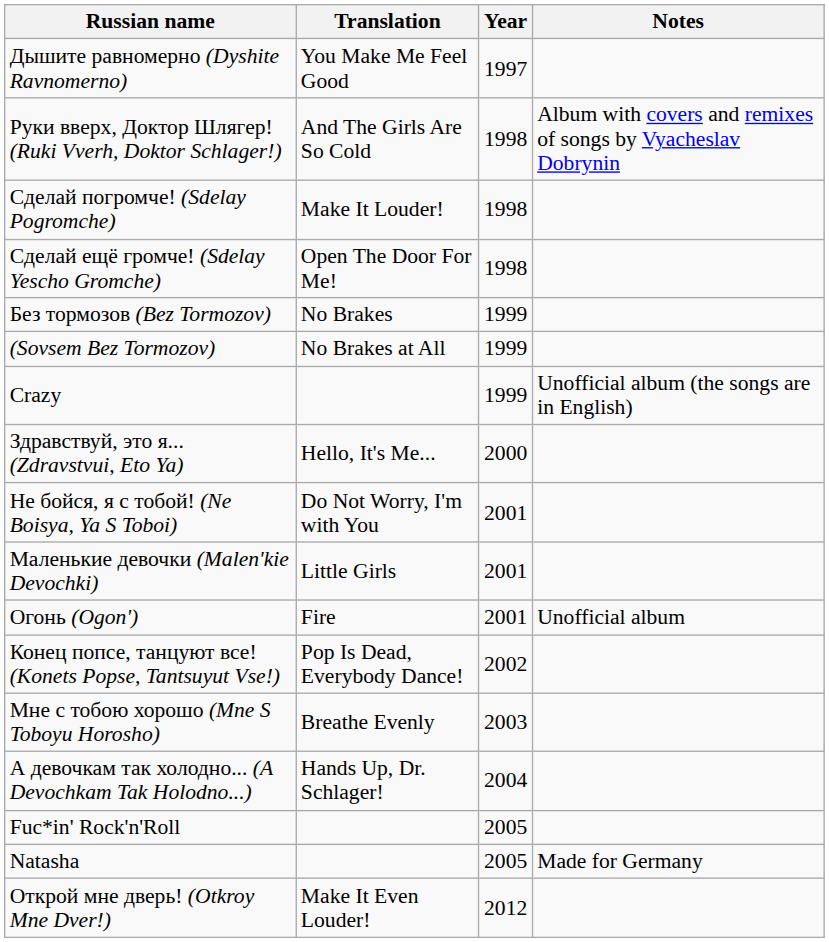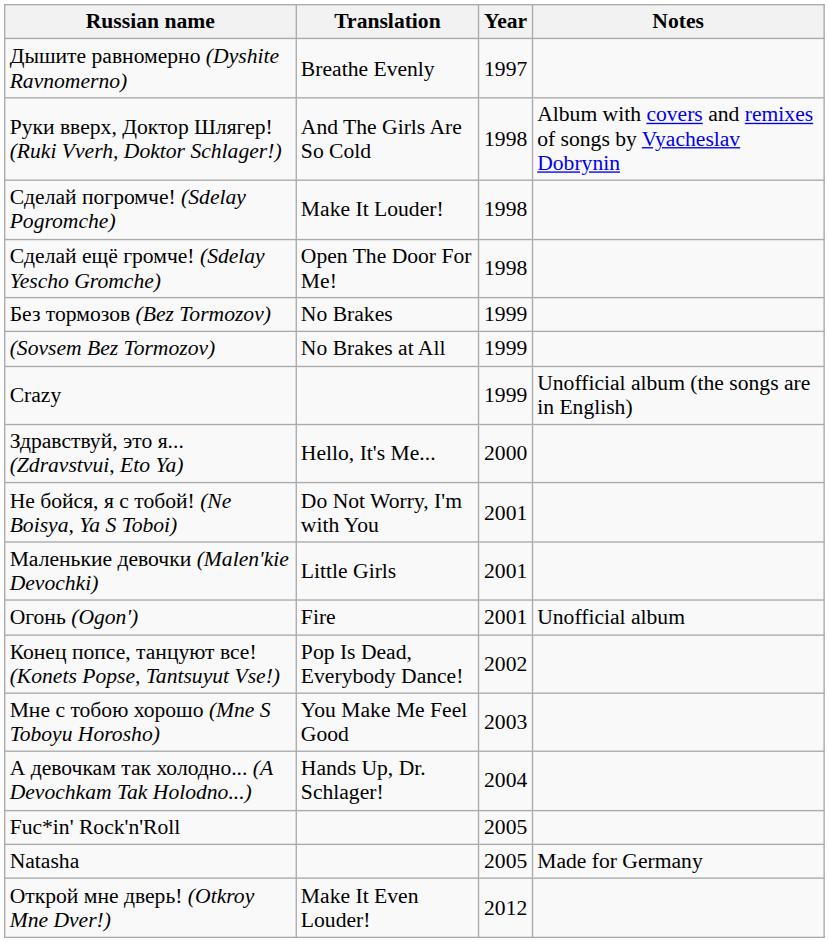(384, 68) You Make Me Feel Good -> (368, 68) Breathe Evenly
(368, 722) Breathe Evenly -> (384, 722) You Make Me Feel Good
